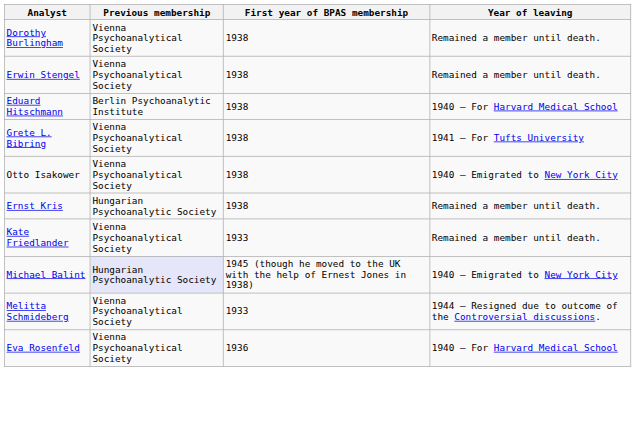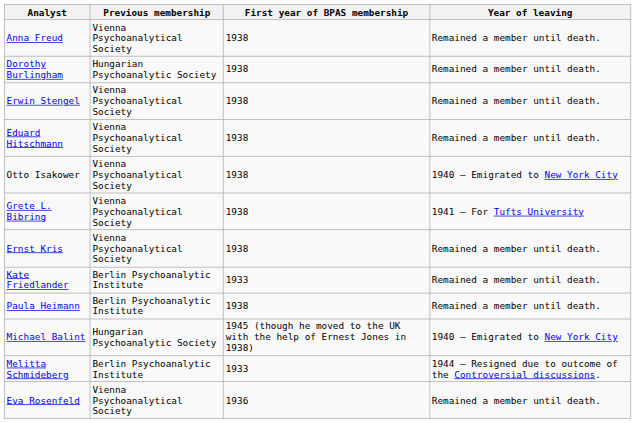+ row: (35, 38)
(137, 38) Vienna Psychoanalytical Society -> (154, 69) Hungarian Psychoanalytic Society
(152, 106) Berlin Psychoanalytic Institute -> (137, 138) Vienna Psychoanalytical Society
(525, 106) 1940 – For Harvard Medical School -> (516, 138) Remained a member until death.
rows swapped: (43, 175) <-> (29, 138)
(154, 206) Hungarian Psychoanalytic Society -> (137, 248) Vienna Psychoanalytical Society
(137, 238) Vienna Psychoanalytical Society -> (152, 280) Berlin Psychoanalytic Institute
+ row: (43, 306)
(154, 274) lavender background -> (154, 337) no background
(137, 311) Vienna Psychoanalytical Society -> (152, 369) Berlin Psychoanalytic Institute
(525, 348) 1940 – For Harvard Medical School -> (516, 400) Remained a member until death.
